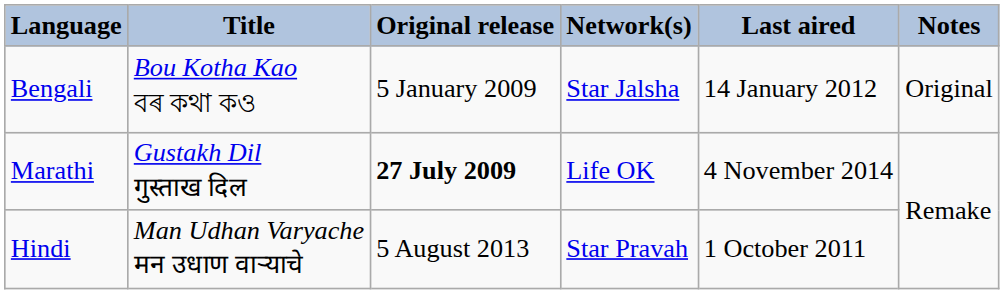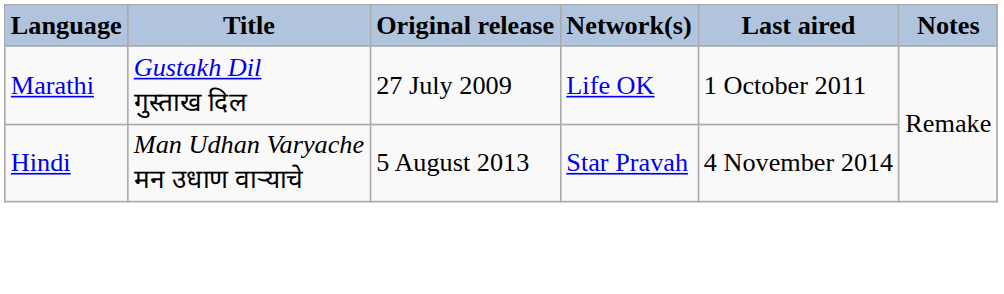- row: (52, 89)
(446, 170) bold -> (444, 84) normal
(799, 170) 4 November 2014 -> (785, 84) 1 October 2011
(785, 248) 1 October 2011 -> (799, 162) 4 November 2014
